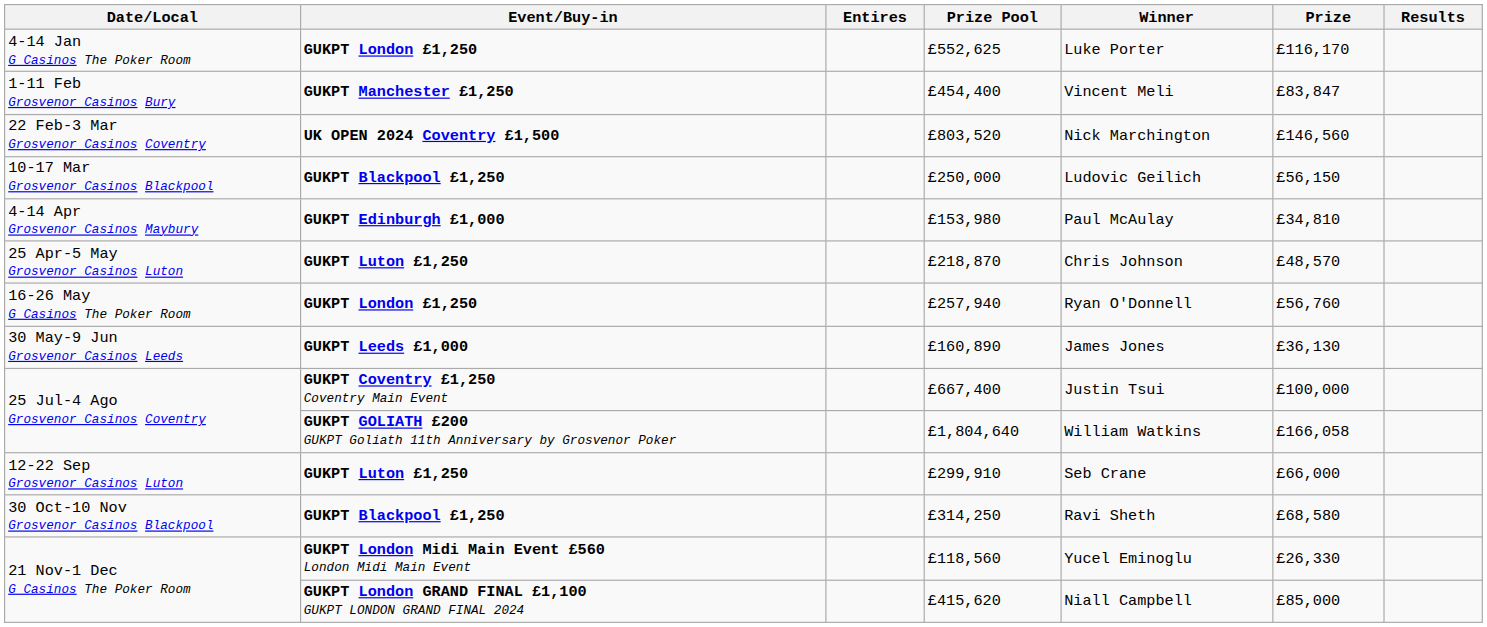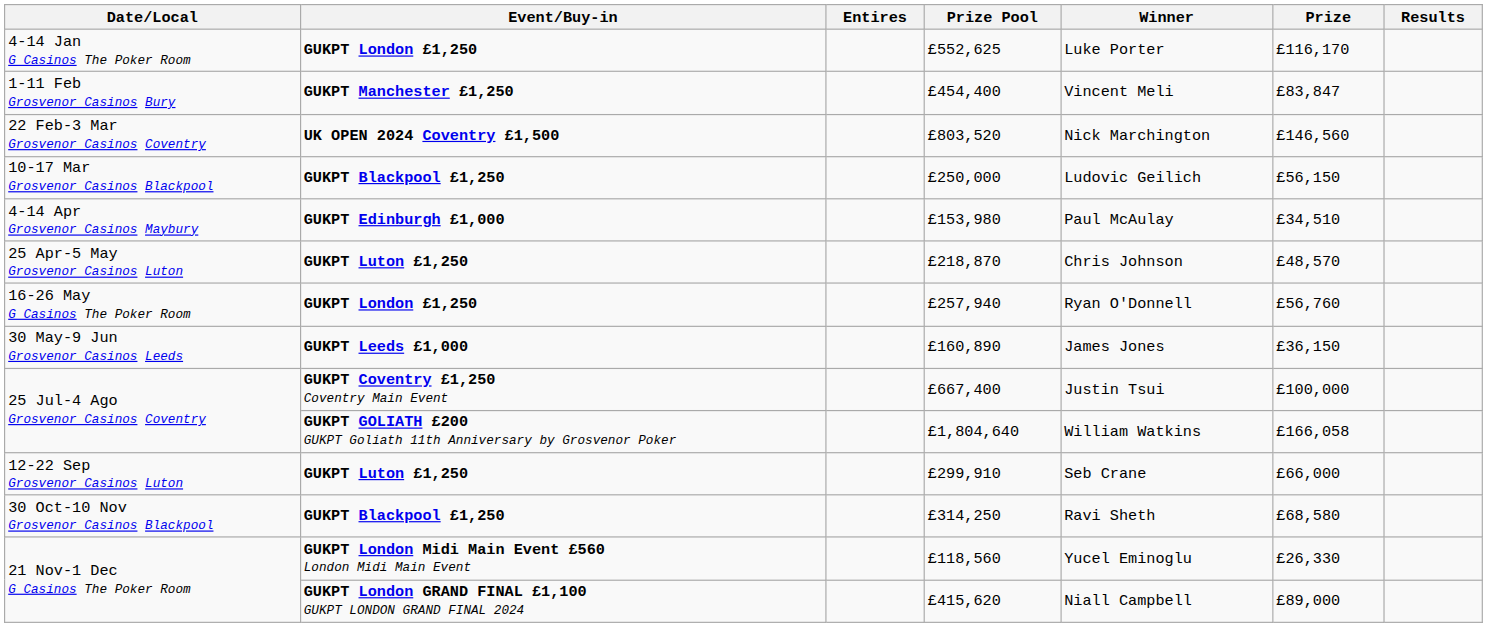(1308, 220) £34,810 -> (1308, 220) £34,510
(1308, 347) £36,130 -> (1308, 347) £36,150
(1308, 601) £85,000 -> (1308, 601) £89,000
